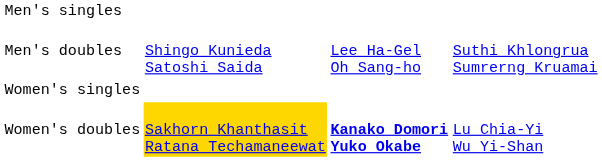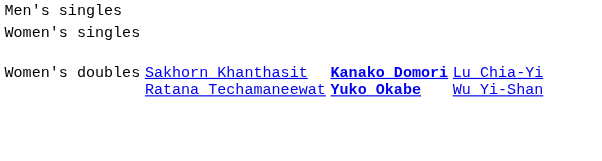- row: (63, 51)
(235, 138) gold background -> (235, 81) no background
